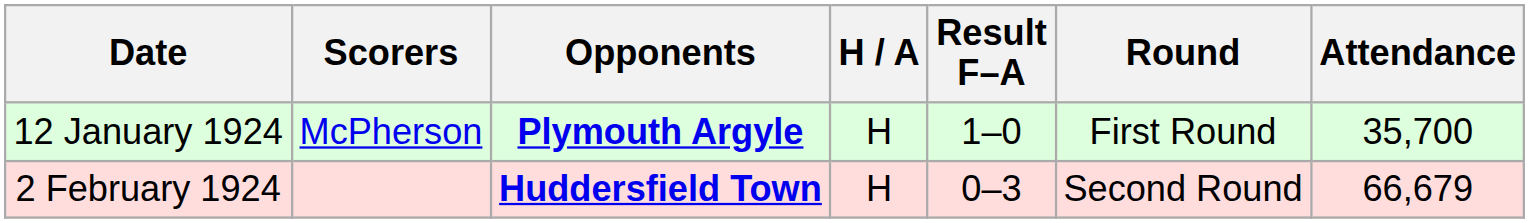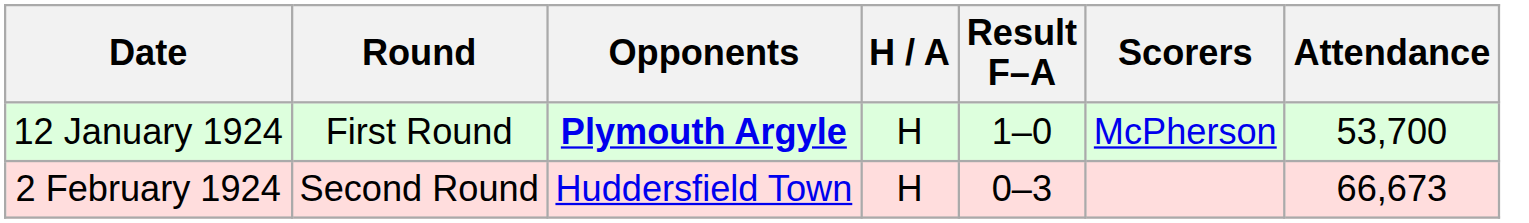columns swapped: (1183, 53) <-> (391, 53)
(1418, 131) 35,700 -> (1392, 131) 53,700
(660, 188) bold -> (704, 188) normal
(1418, 188) 66,679 -> (1392, 188) 66,673
